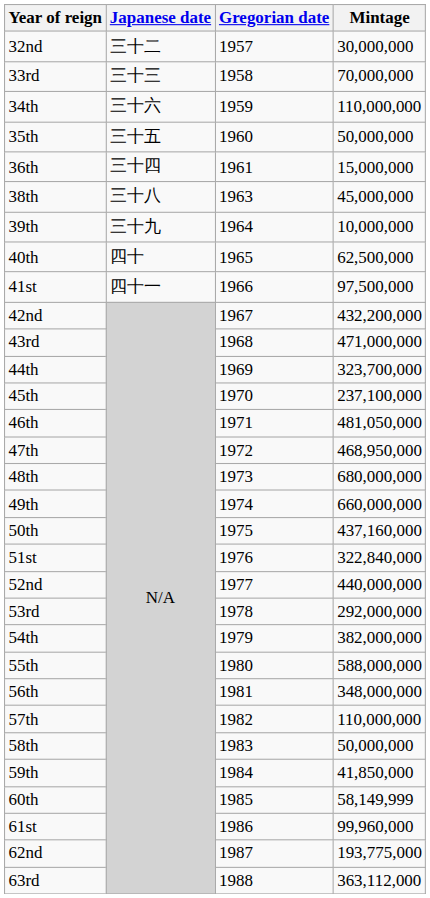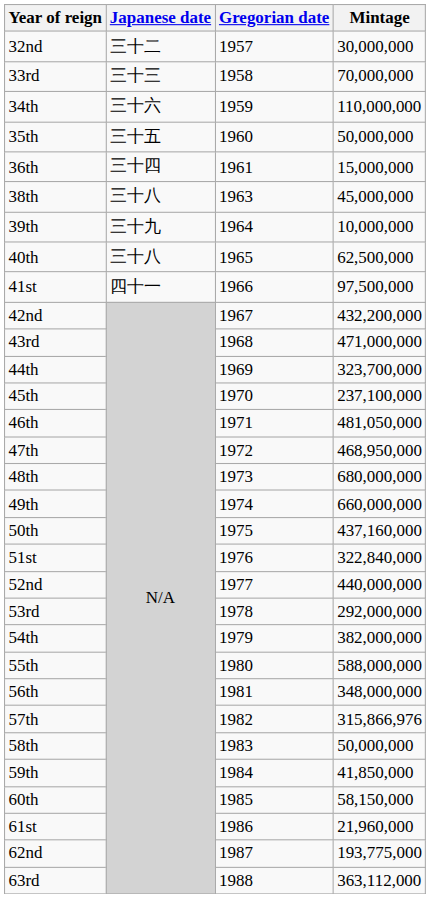(127, 256) 四十 -> (135, 256) 三十八
(379, 719) 110,000,000 -> (380, 719) 315,866,976
(375, 799) 58,149,999 -> (375, 799) 58,150,000
(375, 826) 99,960,000 -> (375, 826) 21,960,000
